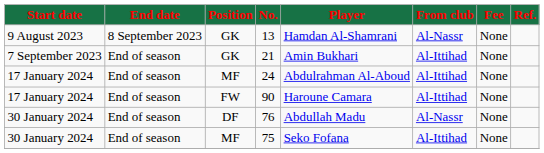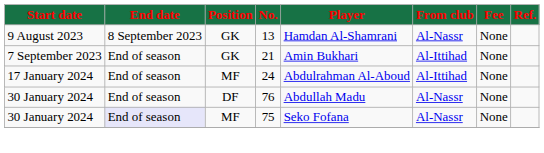- row: (268, 96)
(144, 138) no background -> (144, 117) lavender background
(442, 138) Al-Ittihad -> (439, 117) Al-Nassr
